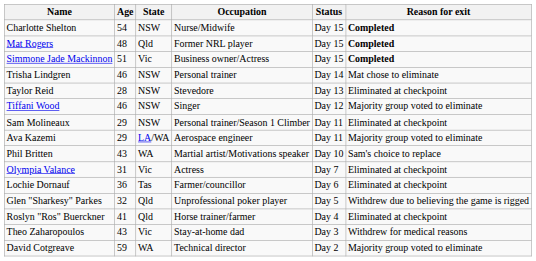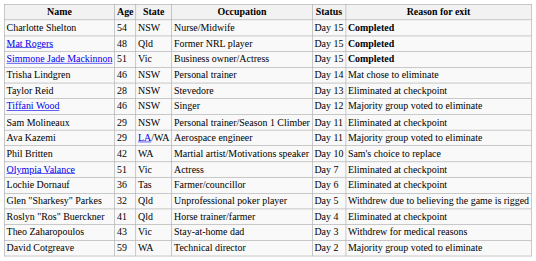(122, 153) 43 -> (122, 153) 42
(122, 169) 31 -> (122, 169) 51
